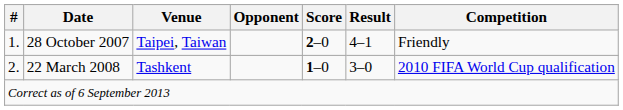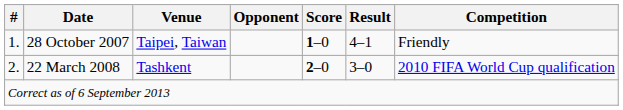(317, 42) 2–0 -> (317, 42) 1–0
(317, 67) 1–0 -> (317, 67) 2–0
